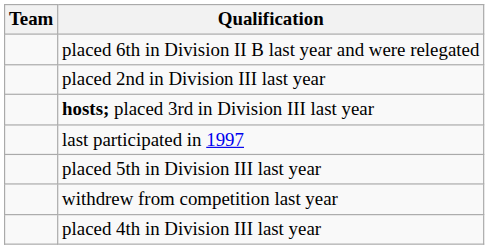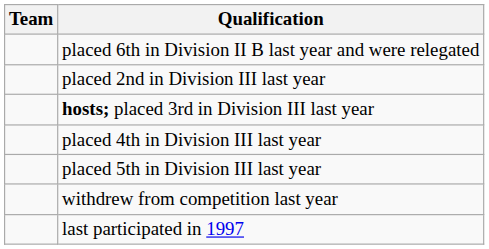rows swapped: (192, 229) <-> (153, 139)
